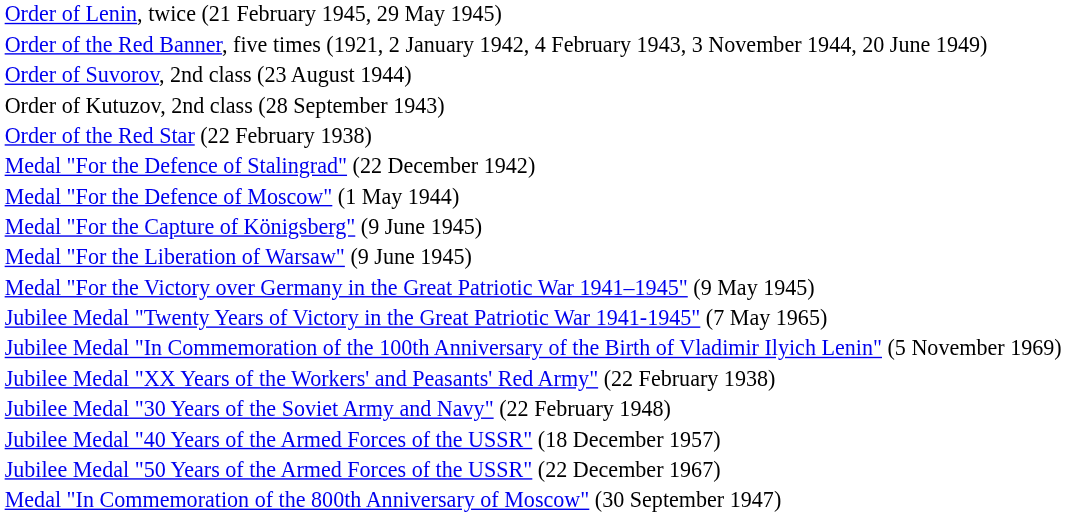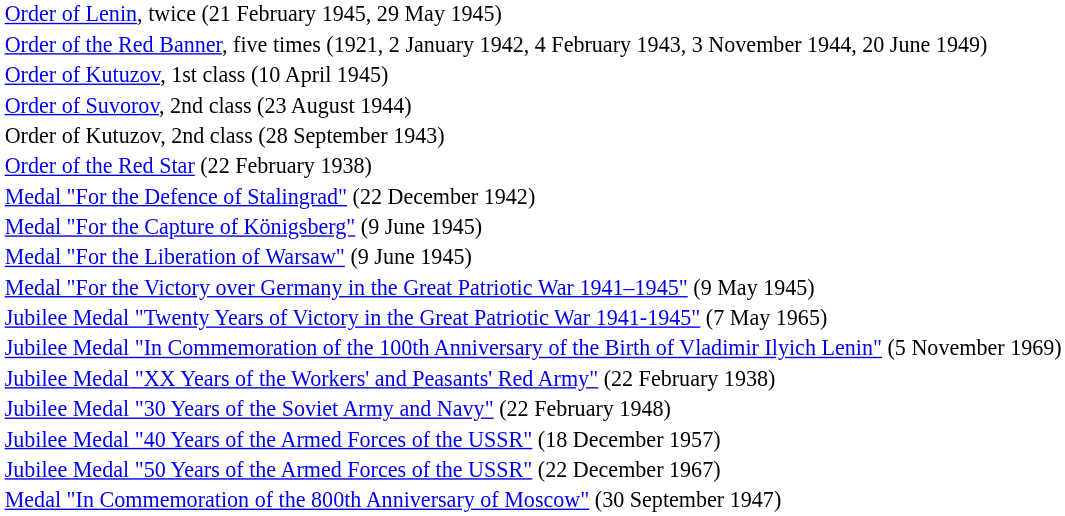+ row: (197, 75)
- row: (232, 196)
